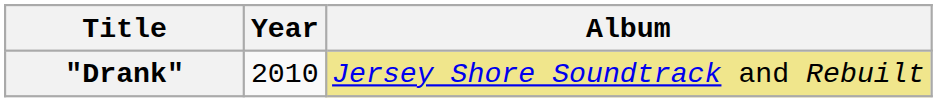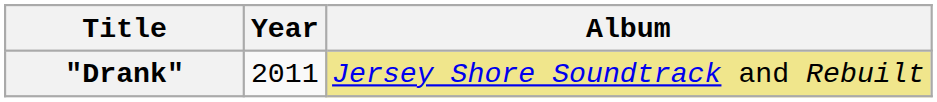(285, 74) 2010 -> (285, 74) 2011
